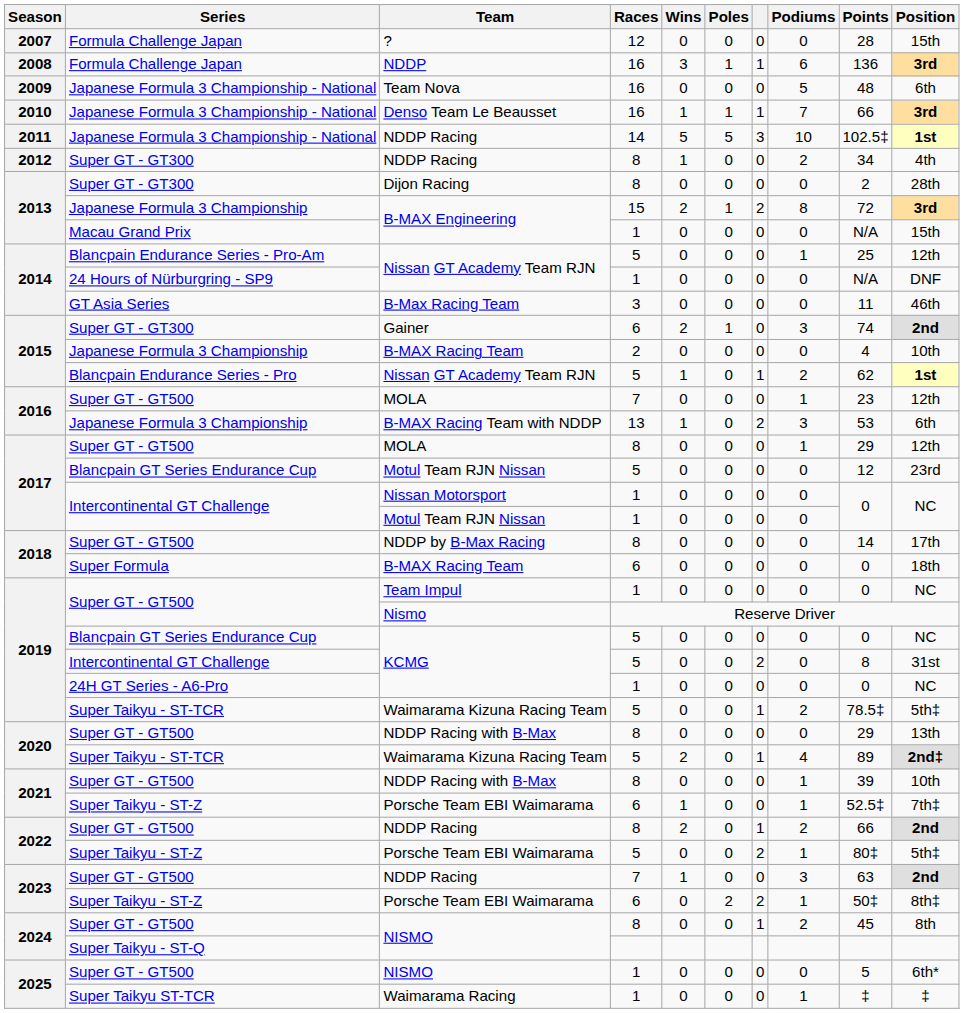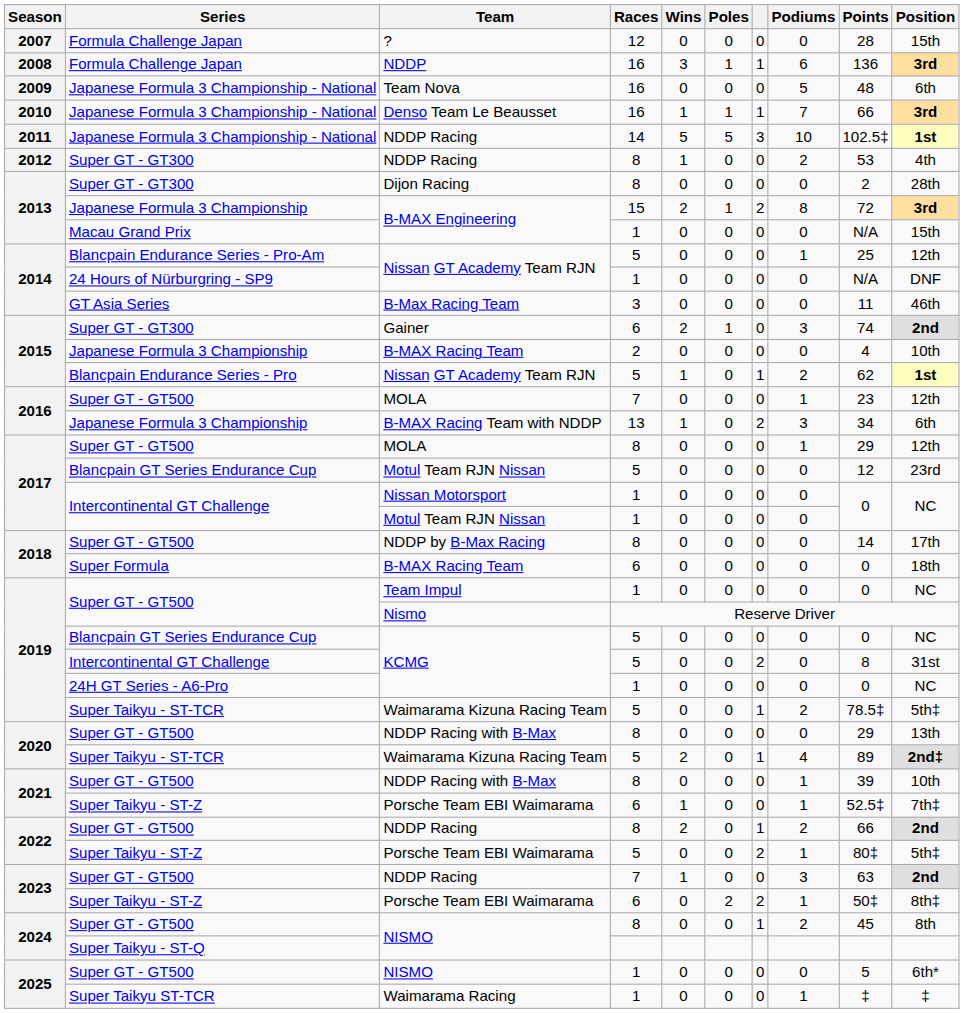(866, 160) 34 -> (866, 160) 53
(866, 423) 53 -> (866, 423) 34
